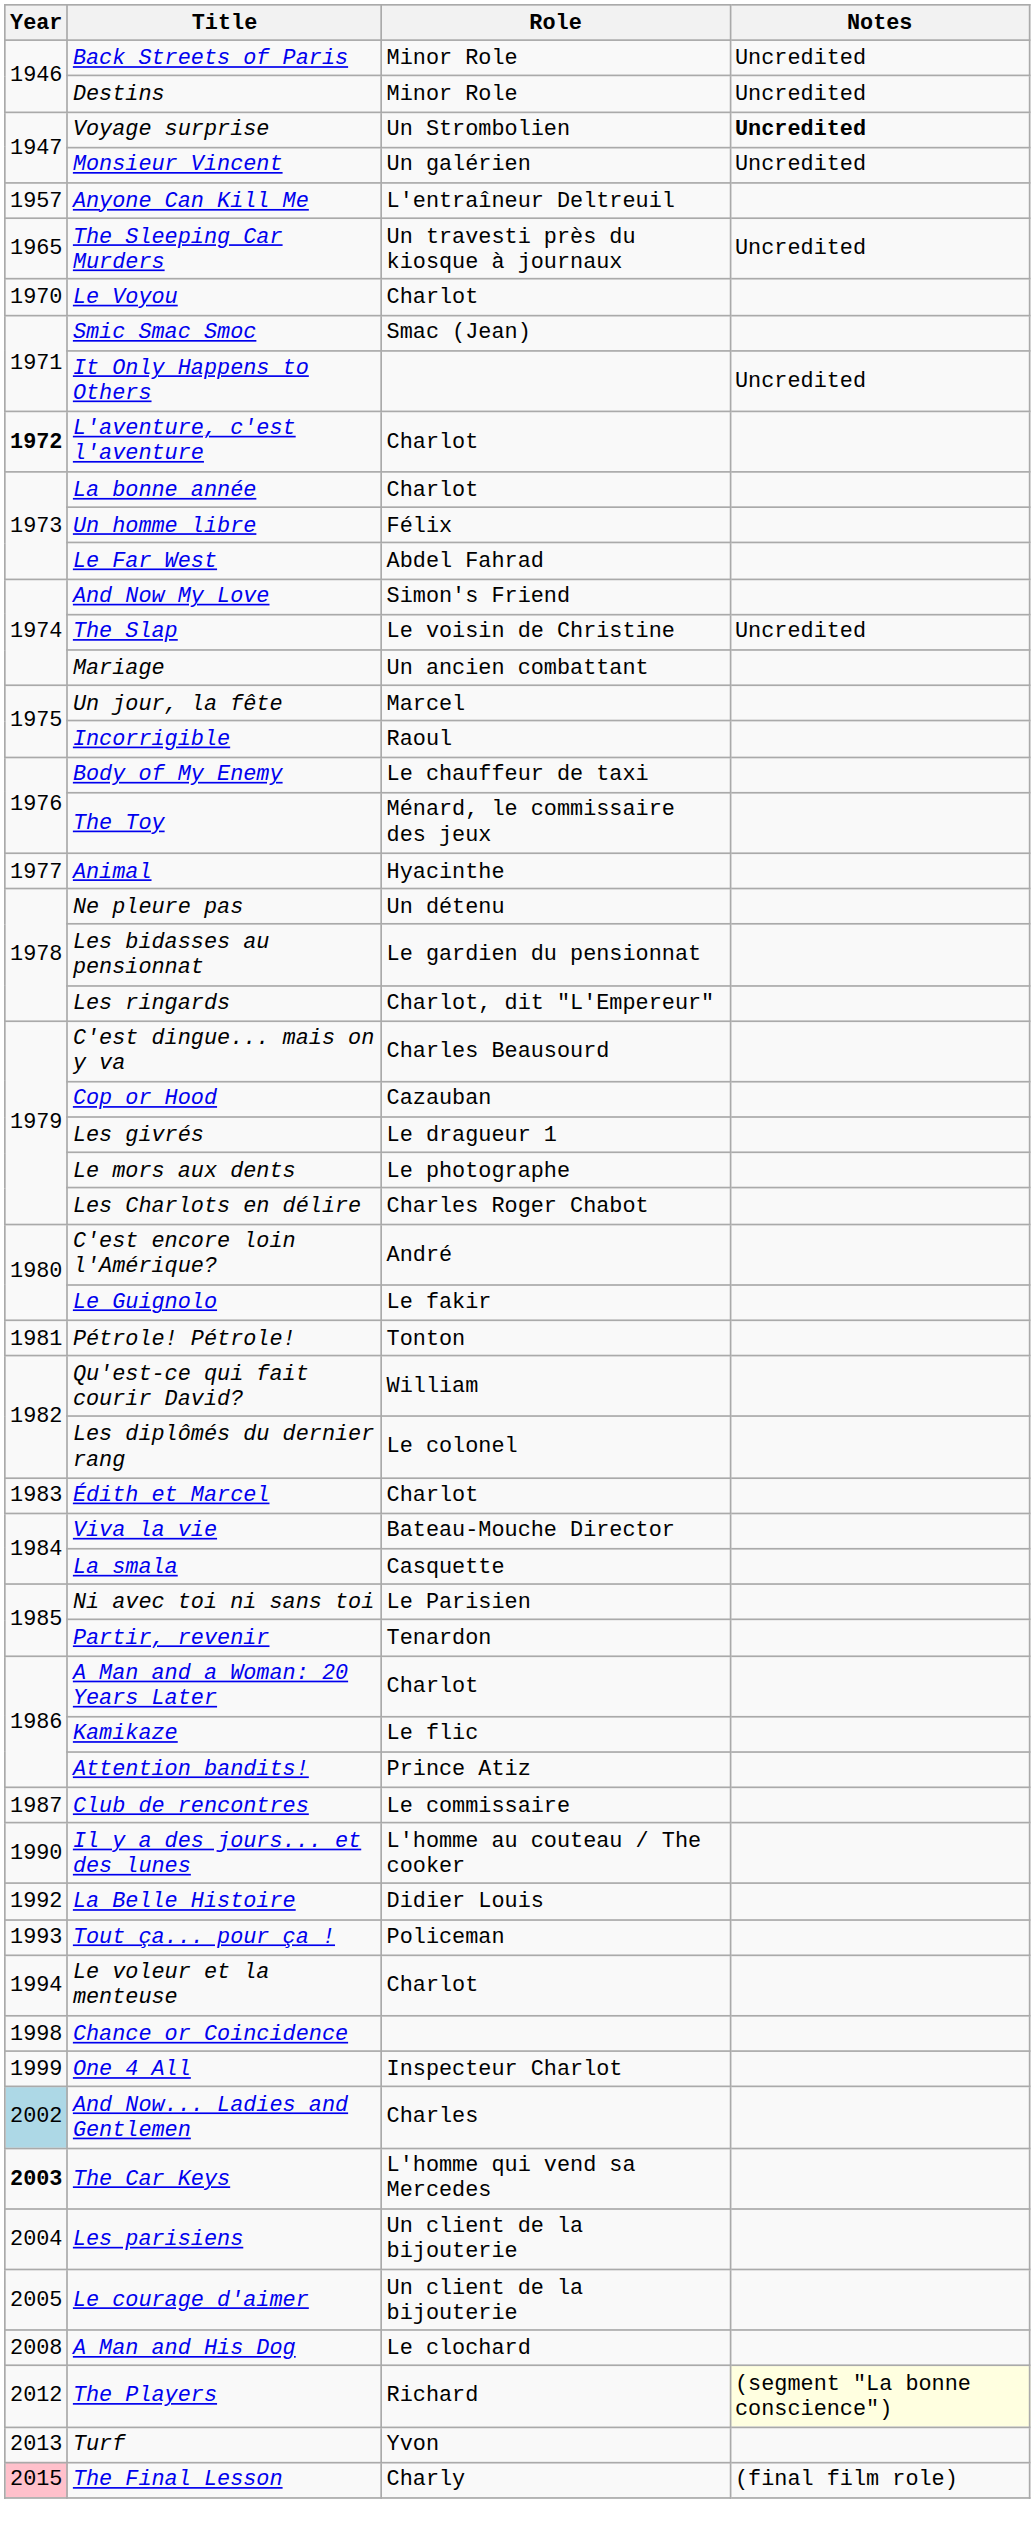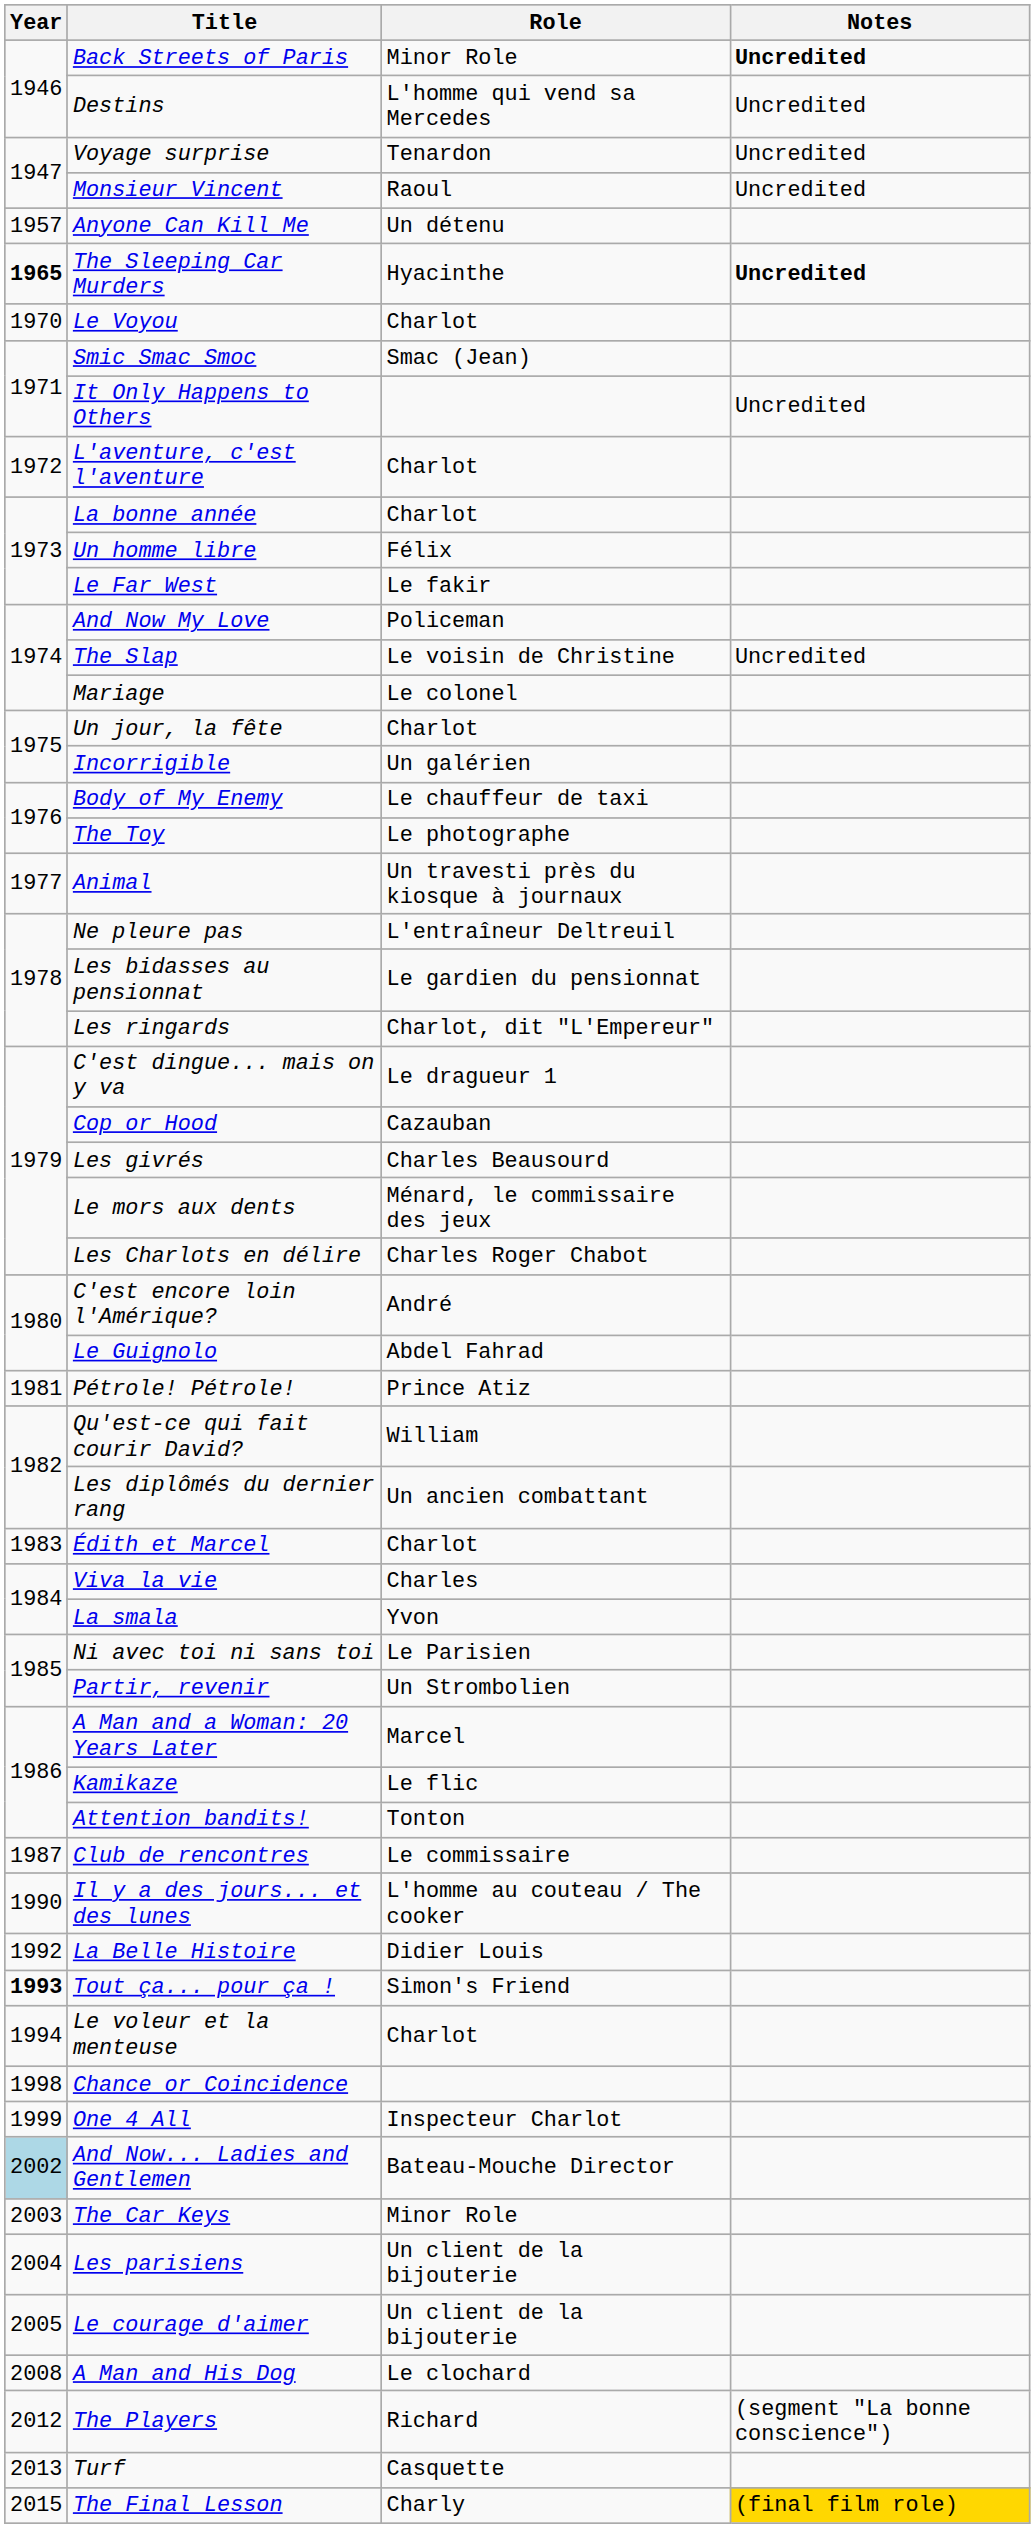(801, 58) normal -> (801, 58) bold
(452, 94) Minor Role -> (511, 106) L'homme qui vend sa Mercedes
(478, 129) Un Strombolien -> (439, 155) Tenardon
(801, 129) bold -> (801, 155) normal
(459, 165) Un galérien -> (419, 190) Raoul
(531, 201) L'entraîneur Deltreuil -> (446, 226) Un détenu
(36, 249) normal -> (36, 274) bold
(511, 249) Un travesti près du kiosque à journaux -> (446, 274) Hyacinthe
(801, 249) normal -> (801, 274) bold
(36, 442) bold -> (36, 467) normal
(465, 561) Abdel Fahrad -> (439, 586) Le fakir
(478, 597) Simon's Friend -> (446, 622) Policeman
(518, 668) Un ancien combattant -> (452, 693) Le colonel
(426, 703) Marcel -> (432, 729) Charlot
(419, 739) Raoul -> (459, 764) Un galérien
(531, 823) Ménard, le commissaire des jeux -> (478, 835) Le photographe
(446, 871) Hyacinthe -> (511, 884) Un travesti près du kiosque à journaux
(446, 907) Un détenu -> (531, 932) L'entraîneur Deltreuil
(498, 1051) Charles Beausourd -> (472, 1076) Le dragueur 1
(472, 1135) Le dragueur 1 -> (498, 1160) Charles Beausourd
(478, 1170) Le photographe -> (531, 1208) Ménard, le commissaire des jeux
(439, 1302) Le fakir -> (465, 1353) Abdel Fahrad
(426, 1338) Tonton -> (459, 1388) Prince Atiz
(452, 1447) Le colonel -> (518, 1497) Un ancien combattant
(531, 1531) Bateau-Mouche Director -> (432, 1581) Charles
(446, 1566) Casquette -> (413, 1617) Yvon
(439, 1638) Tenardon -> (478, 1688) Un Strombolien
(432, 1686) Charlot -> (426, 1736) Marcel
(459, 1770) Prince Atiz -> (426, 1820) Tonton
(36, 1937) normal -> (36, 1988) bold
(446, 1937) Policeman -> (478, 1988) Simon's Friend
(432, 2117) Charles -> (531, 2168) Bateau-Mouche Director
(36, 2178) bold -> (36, 2216) normal
(511, 2178) L'homme qui vend sa Mercedes -> (452, 2216) Minor Role
(853, 2396) lightyellow background -> (853, 2421) no background
(413, 2444) Yvon -> (446, 2470) Casquette
(36, 2480) pink background -> (36, 2505) no background
(846, 2480) no background -> (846, 2505) gold background
